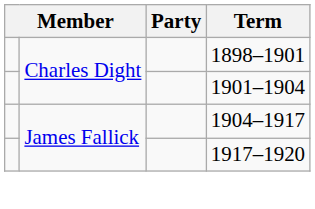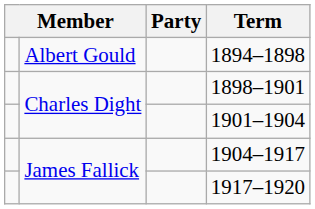+ row: (258, 54)
